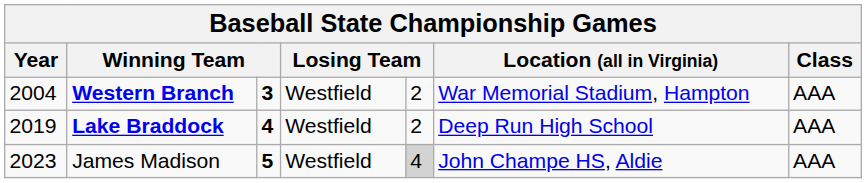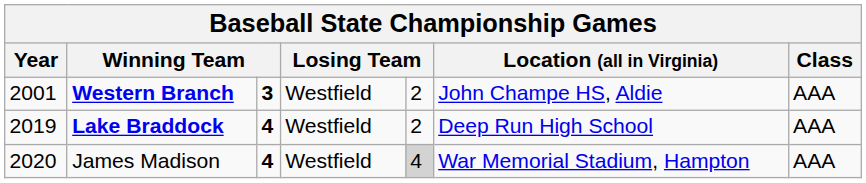(33, 93) 2004 -> (33, 93) 2001
(594, 93) War Memorial Stadium, Hampton -> (550, 93) John Champe HS, Aldie
(33, 160) 2023 -> (33, 160) 2020
(267, 160) 5 -> (267, 160) 4
(550, 160) John Champe HS, Aldie -> (594, 160) War Memorial Stadium, Hampton
